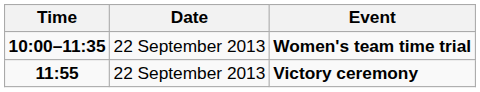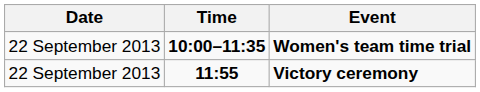columns swapped: (189, 18) <-> (57, 18)
